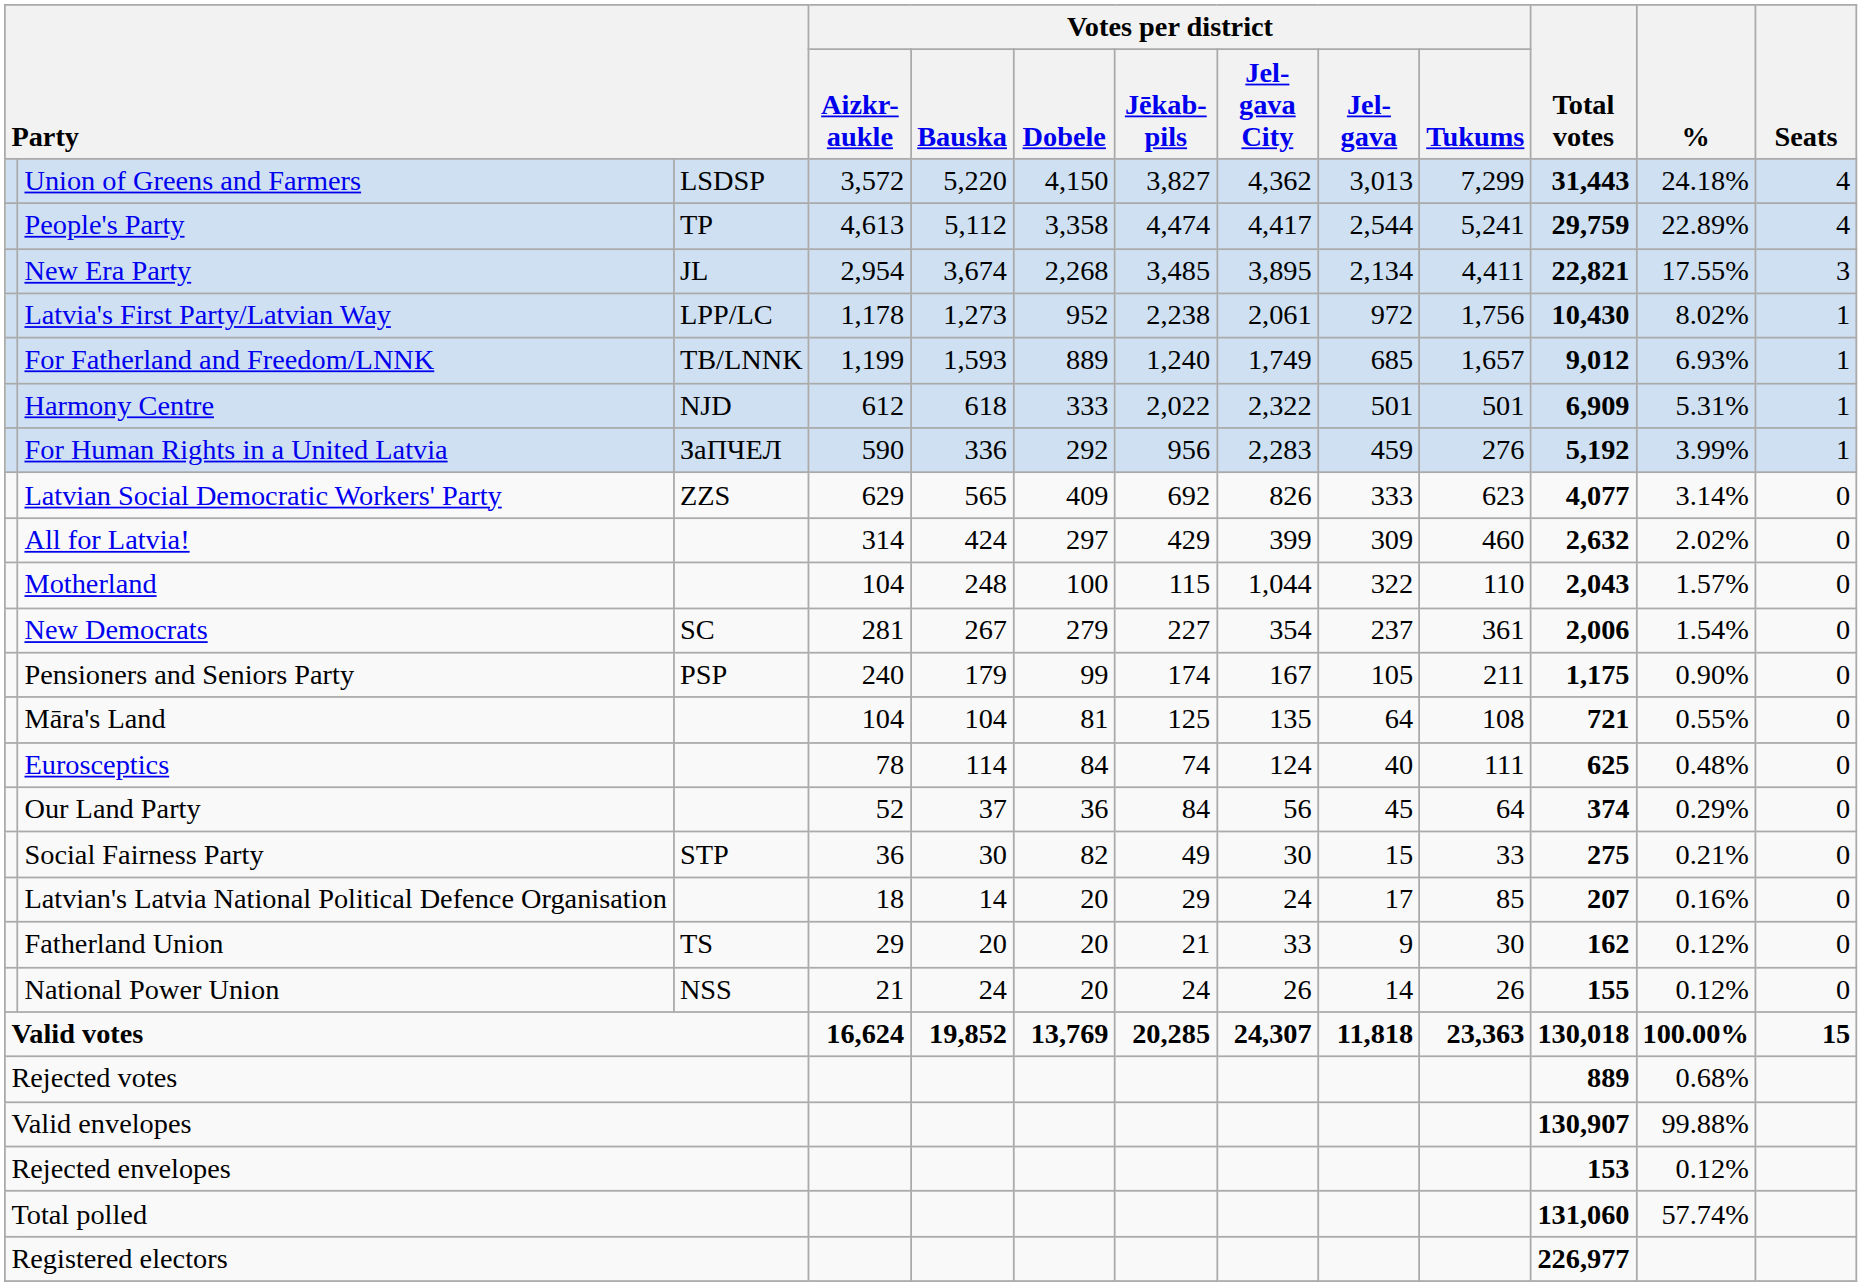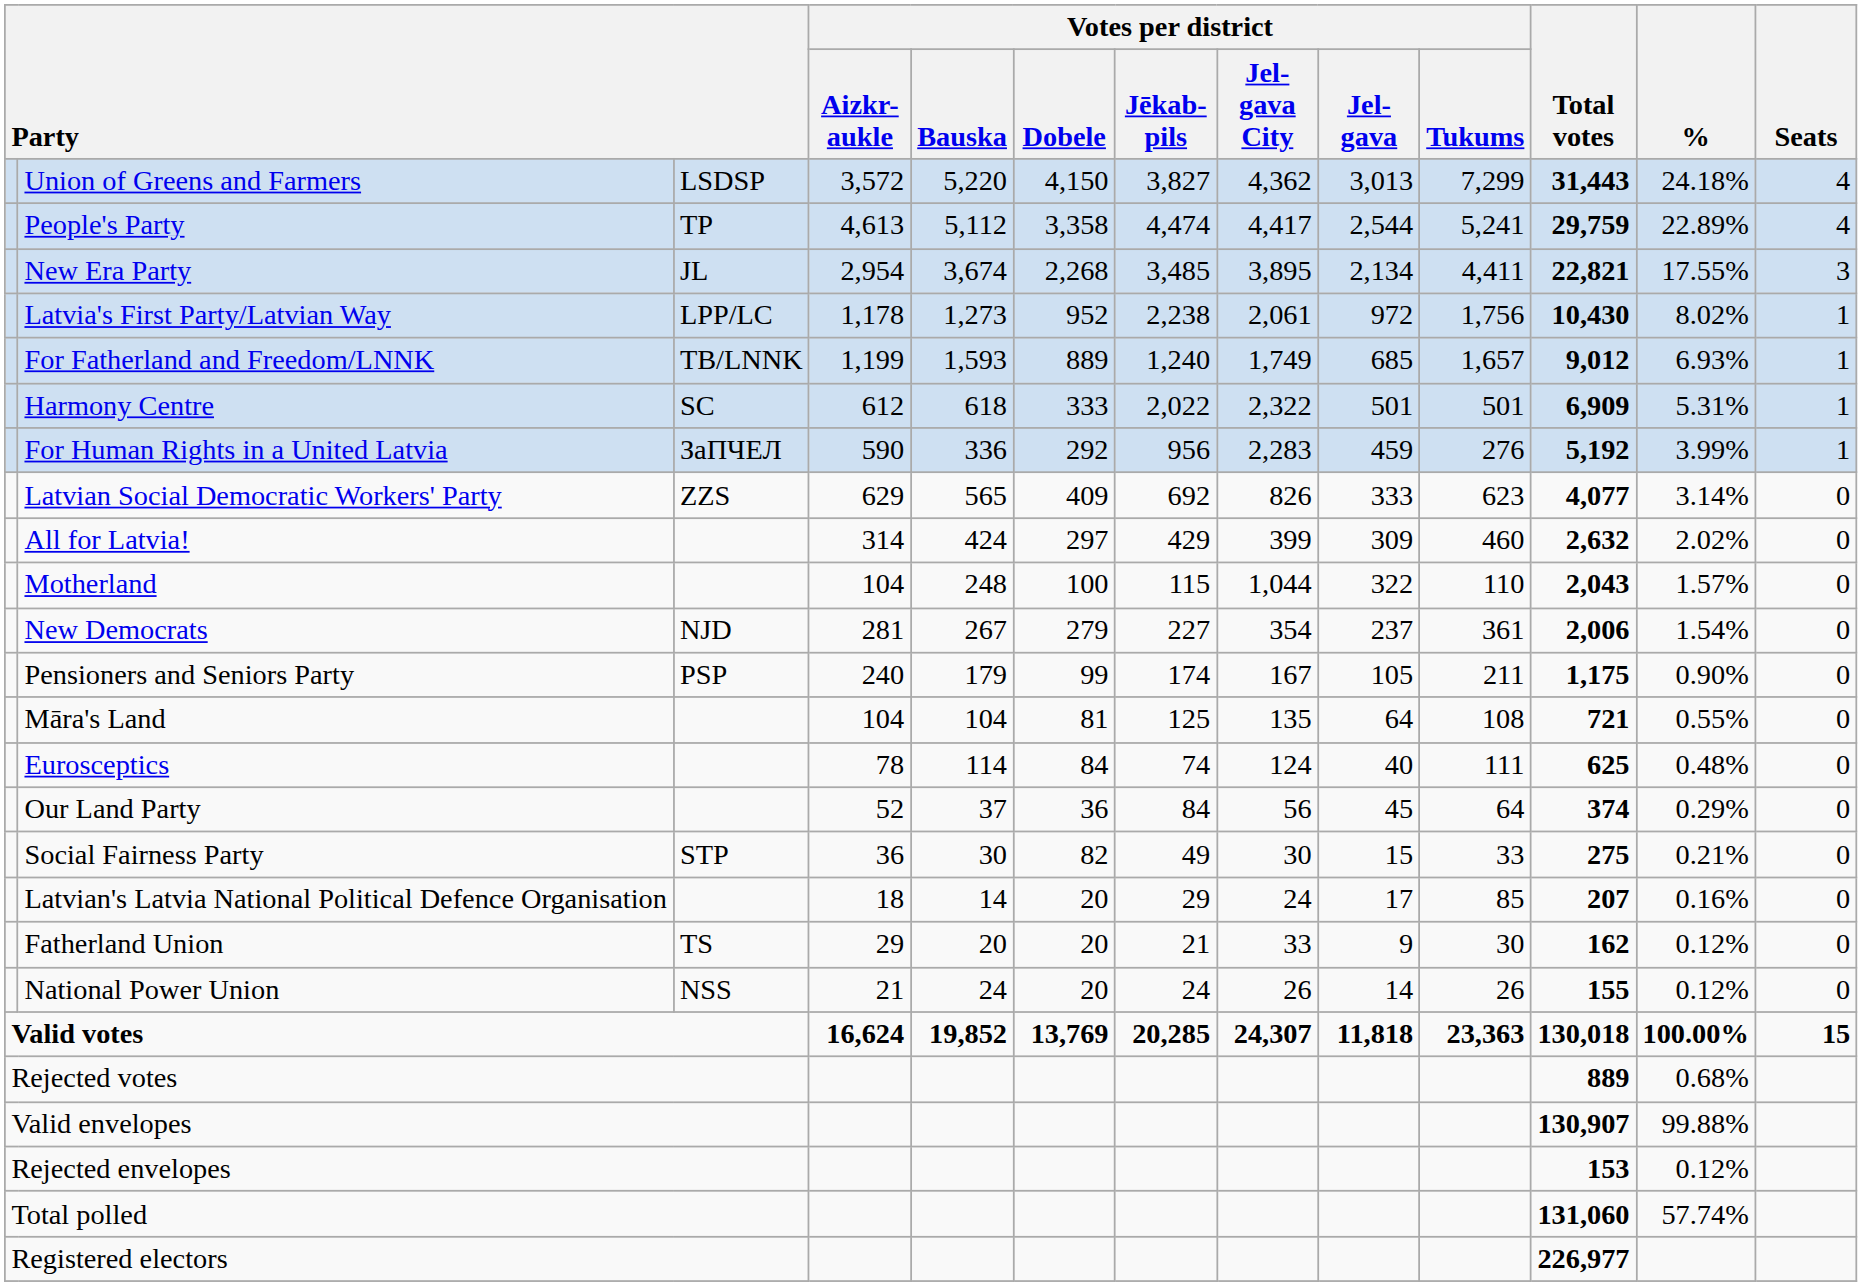(706, 405) NJD -> (697, 405) SC
(697, 629) SC -> (706, 629) NJD
